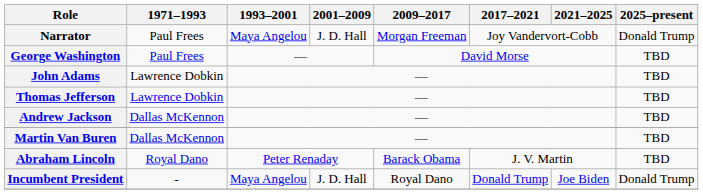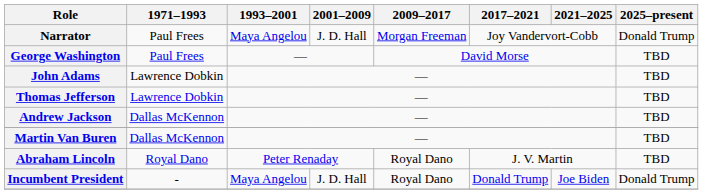(422, 158) Barack Obama -> (422, 158) Royal Dano
